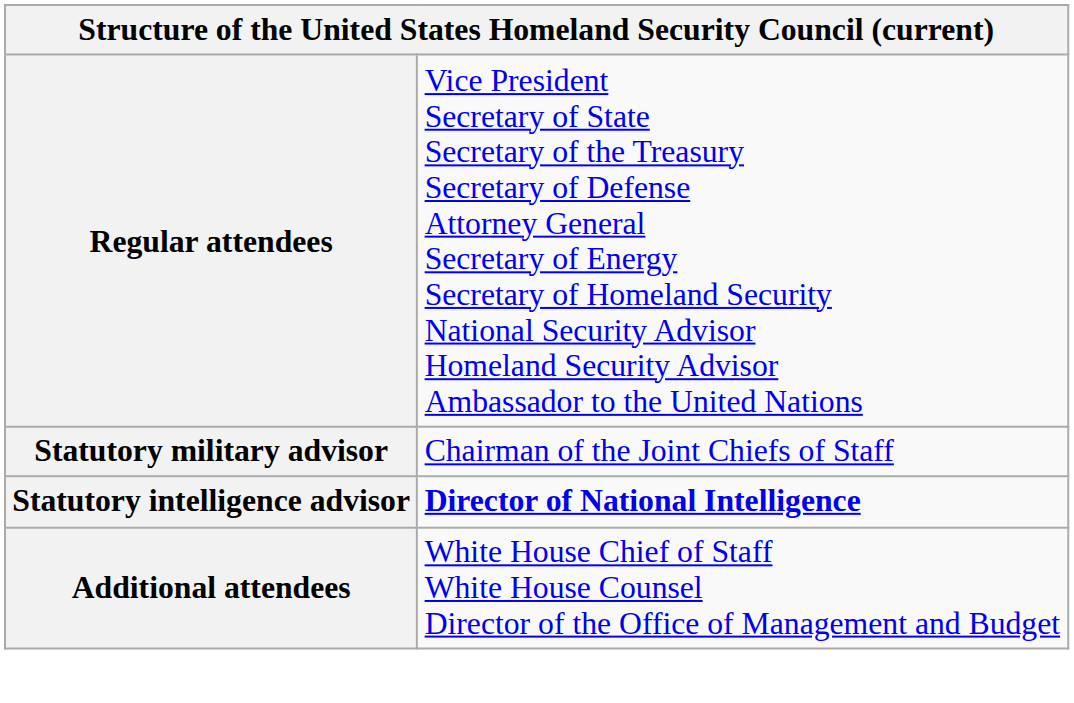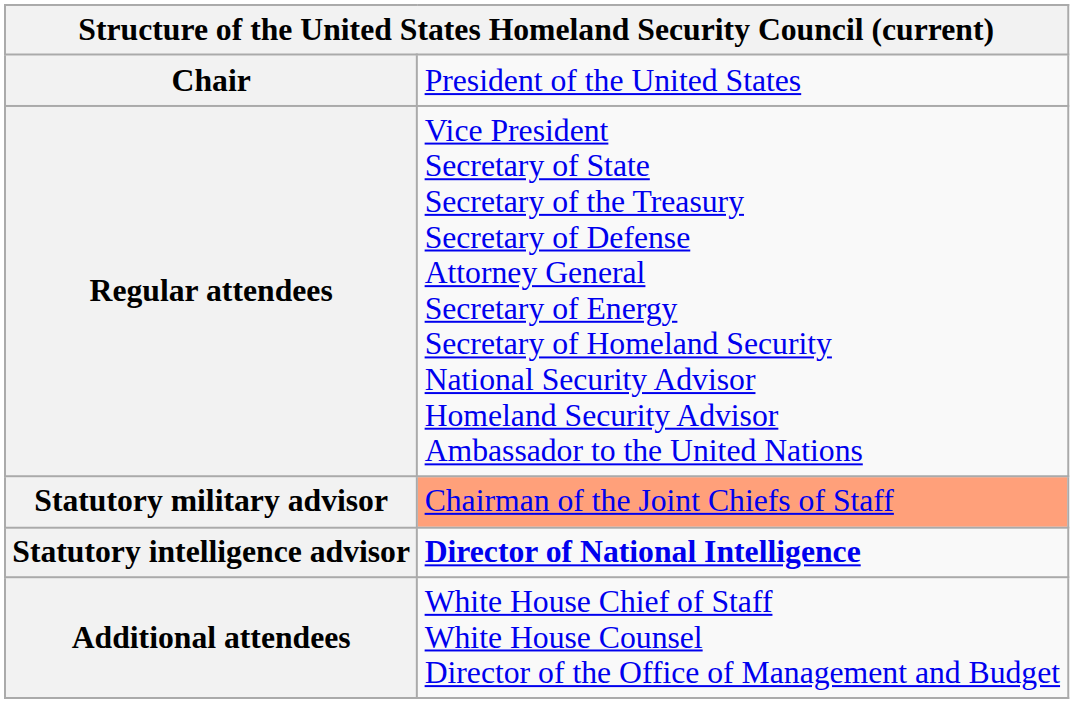+ row: (211, 79)
(659, 450) no background -> (659, 501) lightsalmon background
